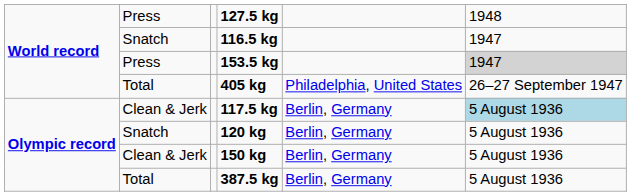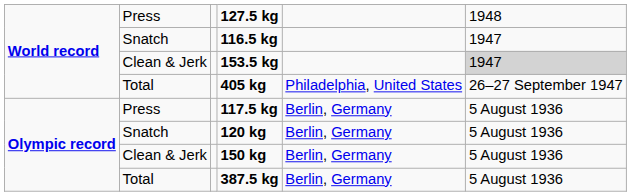(141, 62) Press -> (165, 62) Clean & Jerk
(165, 109) Clean & Jerk -> (141, 109) Press
(516, 109) lightblue background -> (516, 109) no background
